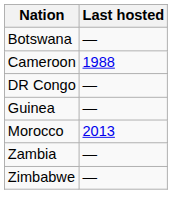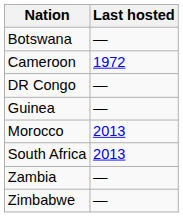(99, 62) 1988 -> (109, 62) 1972
+ row: (47, 154)
